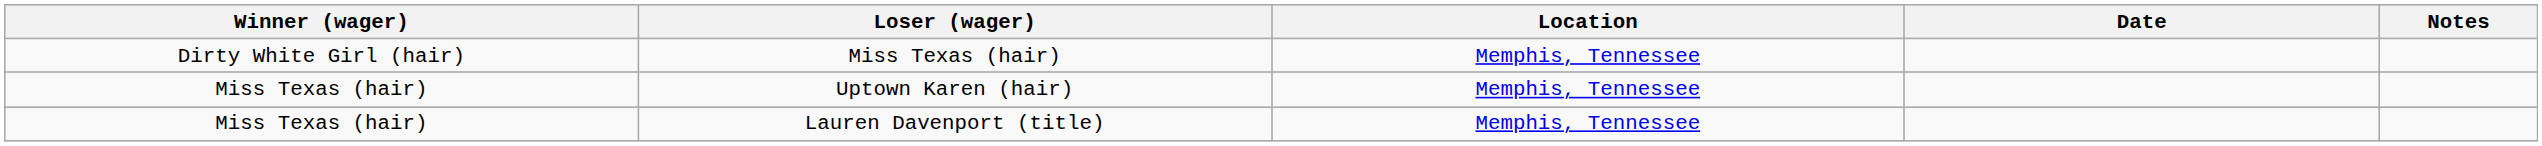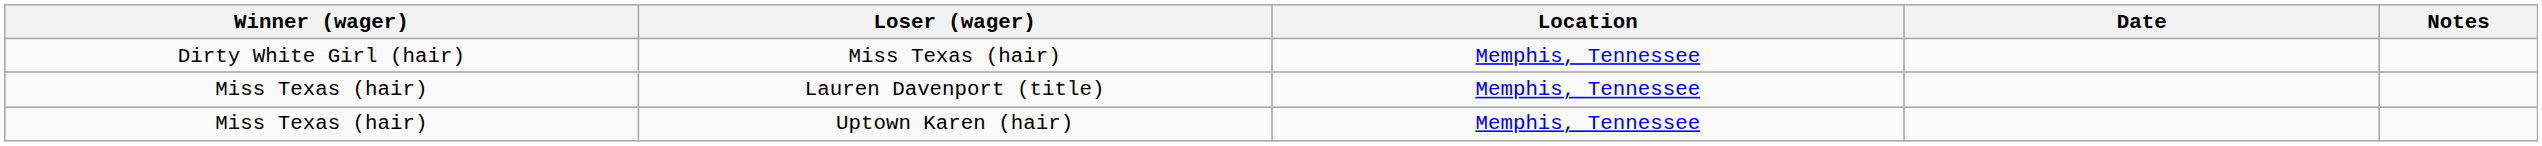rows swapped: (955, 123) <-> (955, 90)
